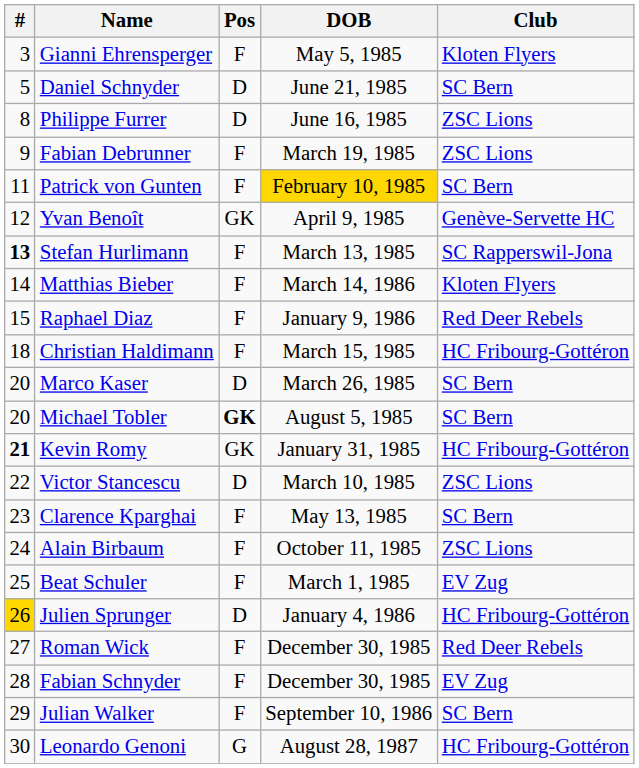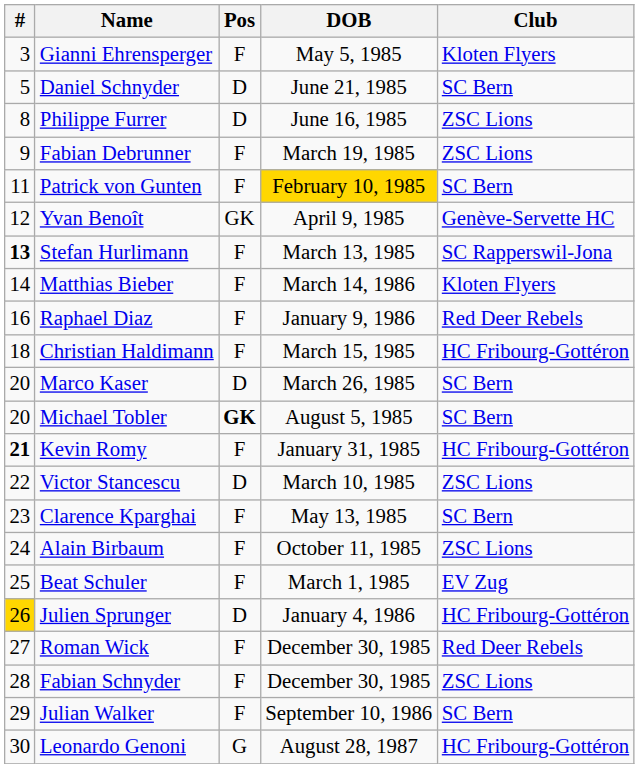(20, 317) 15 -> (20, 317) 16
(239, 449) GK -> (239, 449) F
(475, 680) EV Zug -> (487, 680) ZSC Lions
